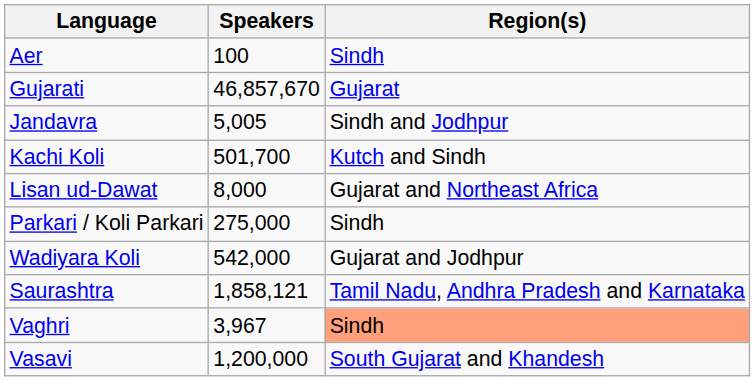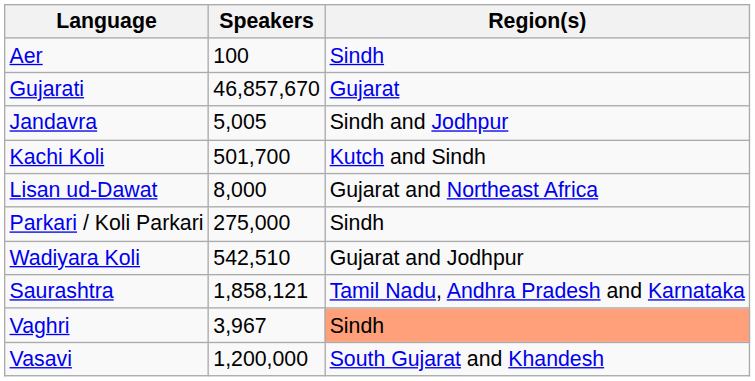(252, 257) 542,000 -> (252, 257) 542,510
